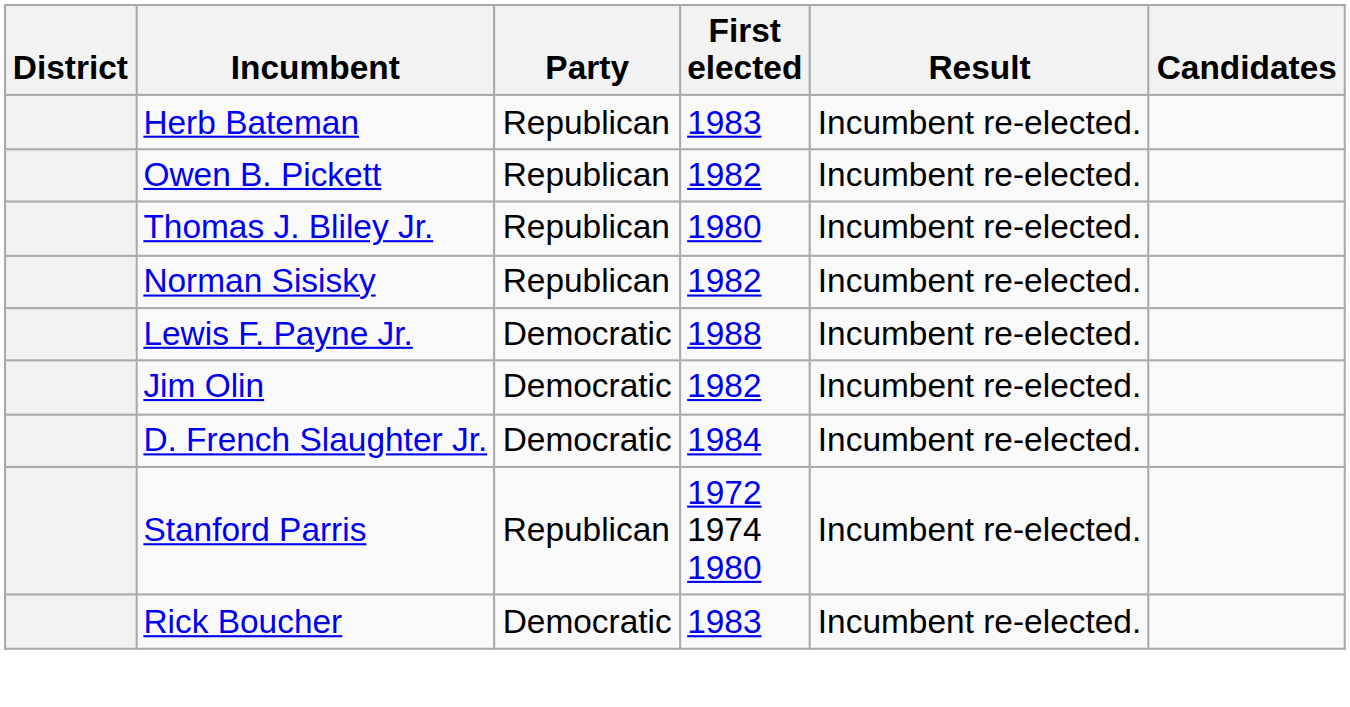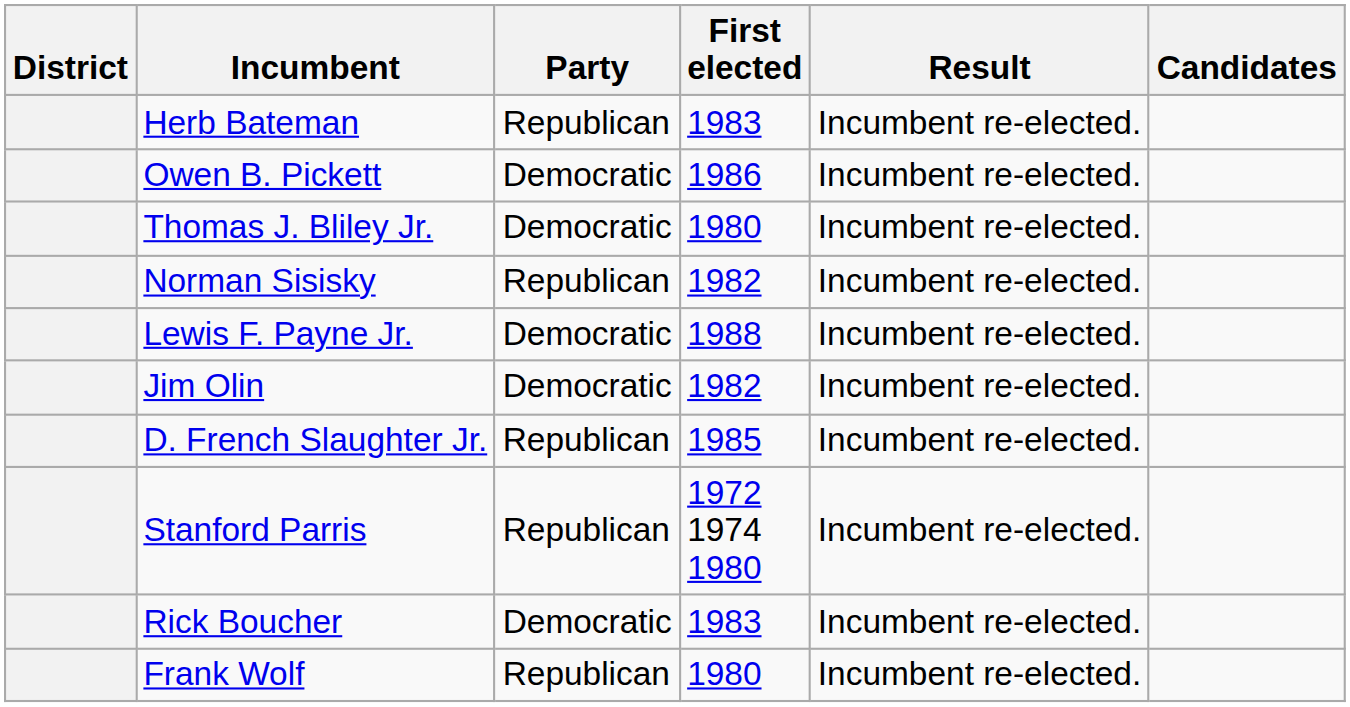(586, 174) Republican -> (587, 174) Democratic
(724, 174) 1982 -> (724, 174) 1986
(586, 227) Republican -> (587, 227) Democratic
(587, 439) Democratic -> (586, 439) Republican
(724, 439) 1984 -> (724, 439) 1985
+ row: (224, 674)
